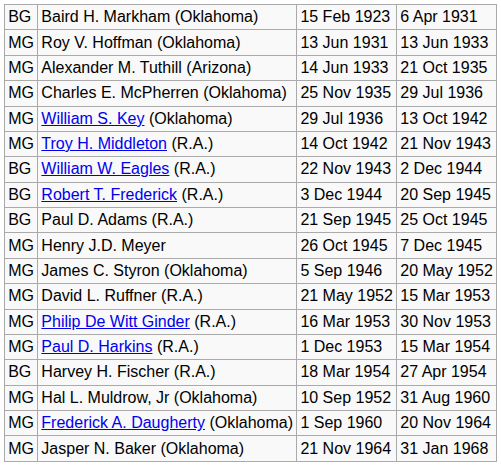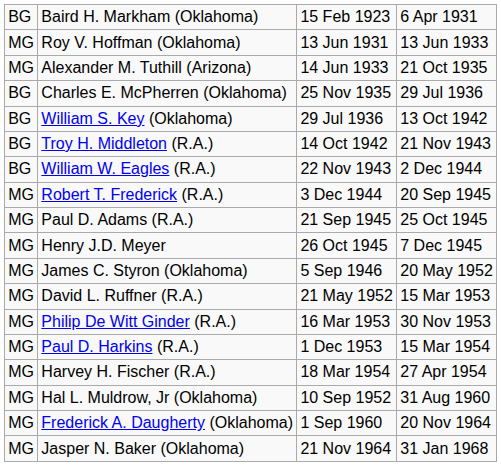(21, 93) MG -> (20, 93) BG
(21, 118) MG -> (20, 118) BG
(21, 144) MG -> (20, 144) BG
(20, 194) BG -> (21, 194) MG
(20, 220) BG -> (21, 220) MG
(20, 372) BG -> (21, 372) MG
